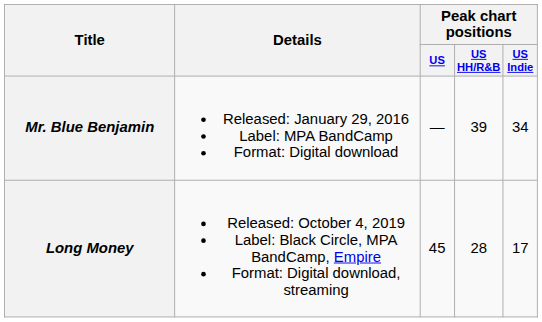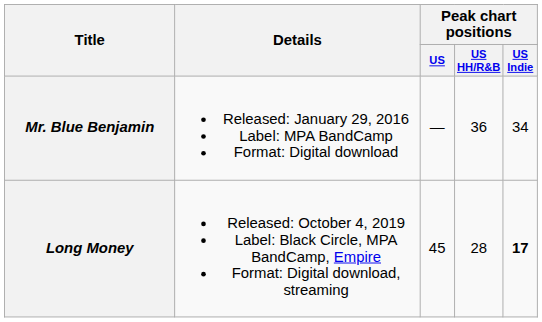(479, 128) 39 -> (479, 128) 36
(520, 248) normal -> (520, 248) bold
